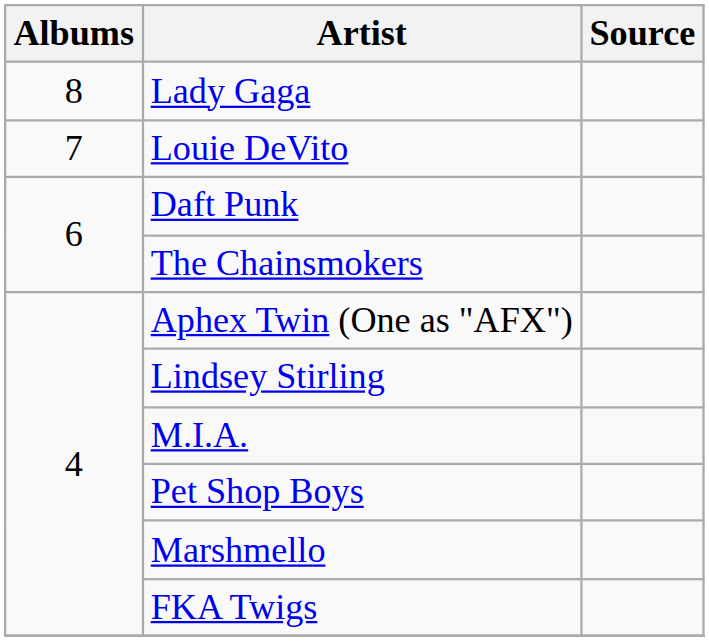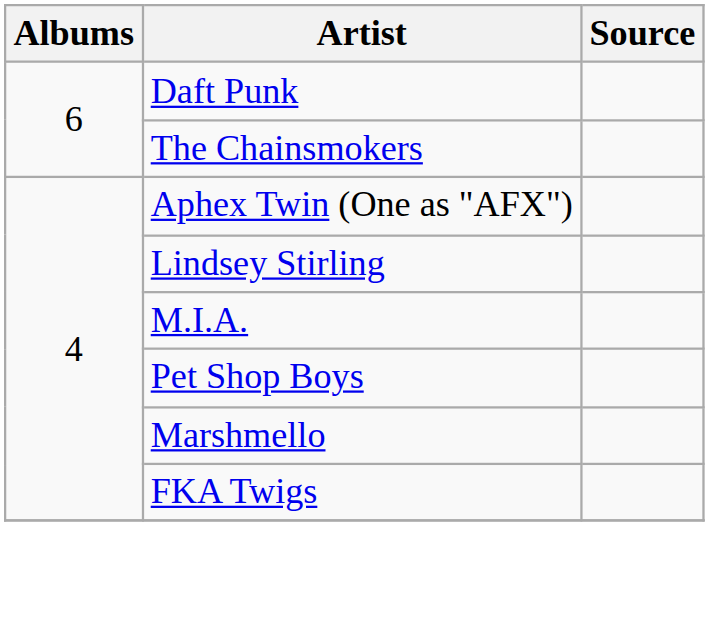- row: (231, 90)
- row: (250, 147)
